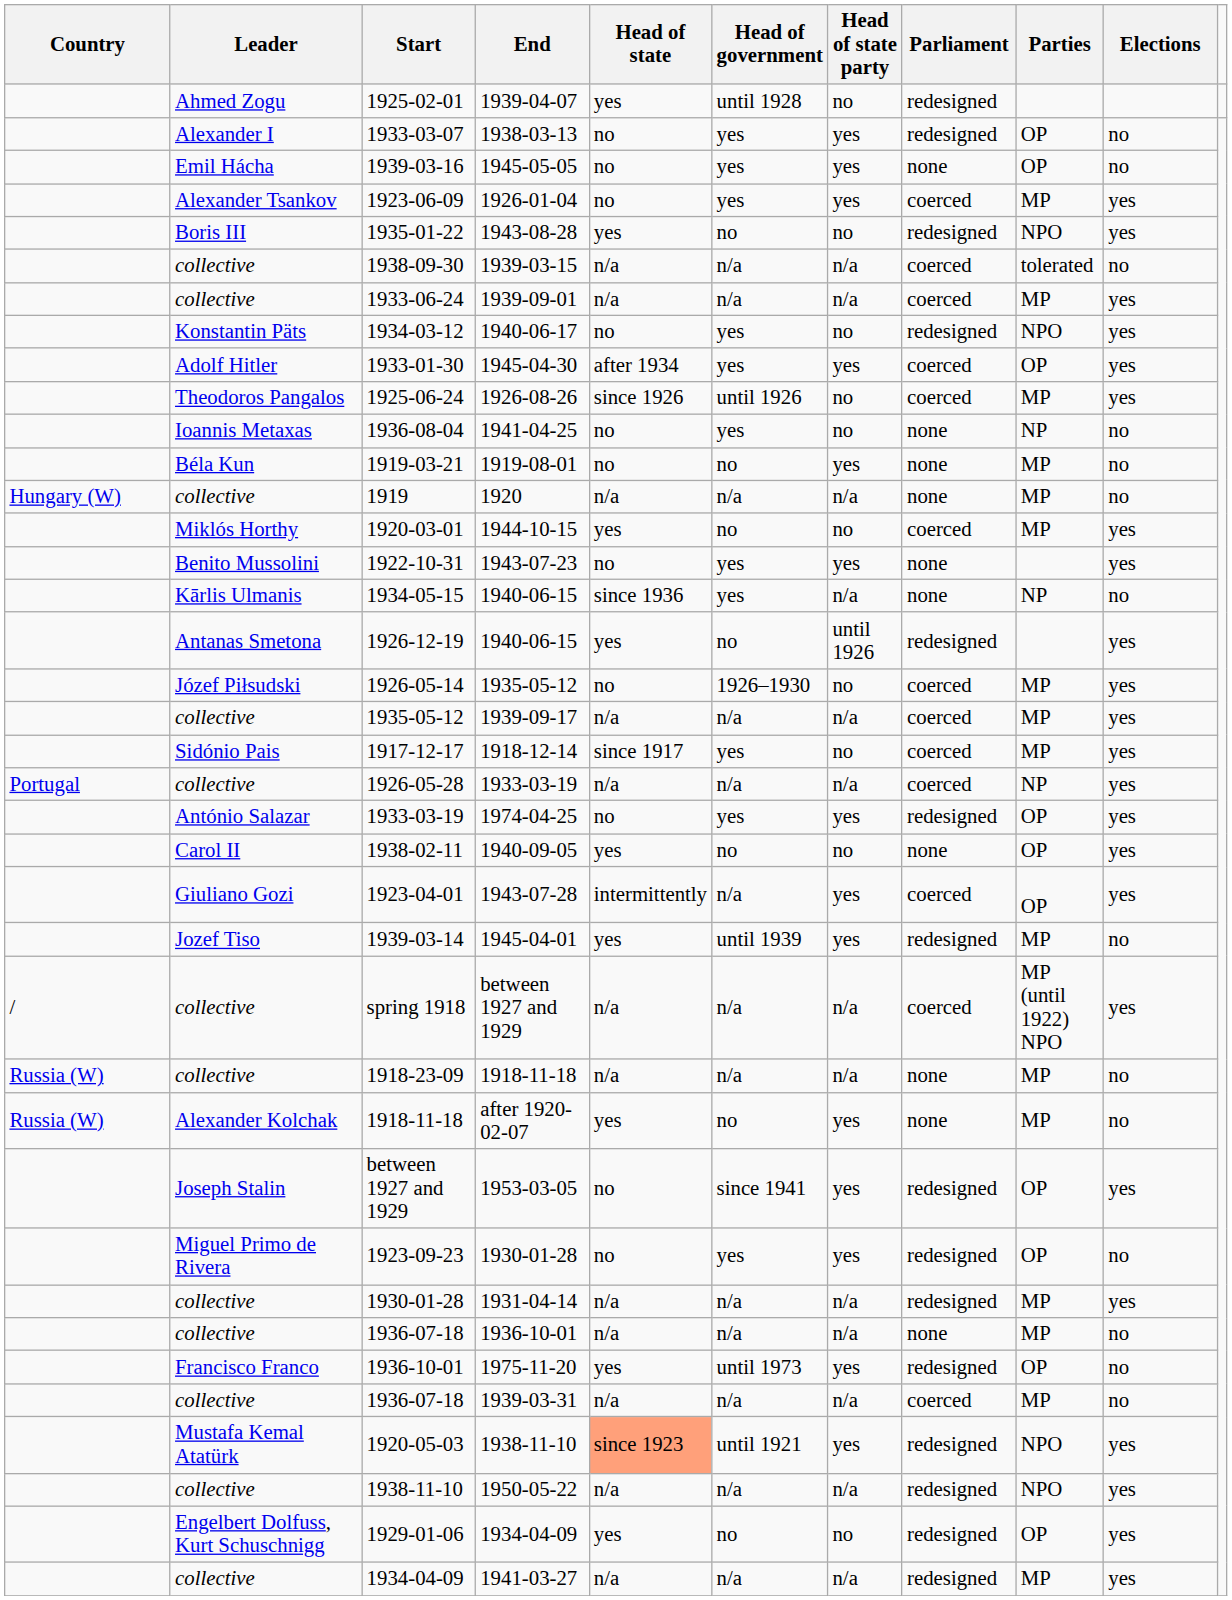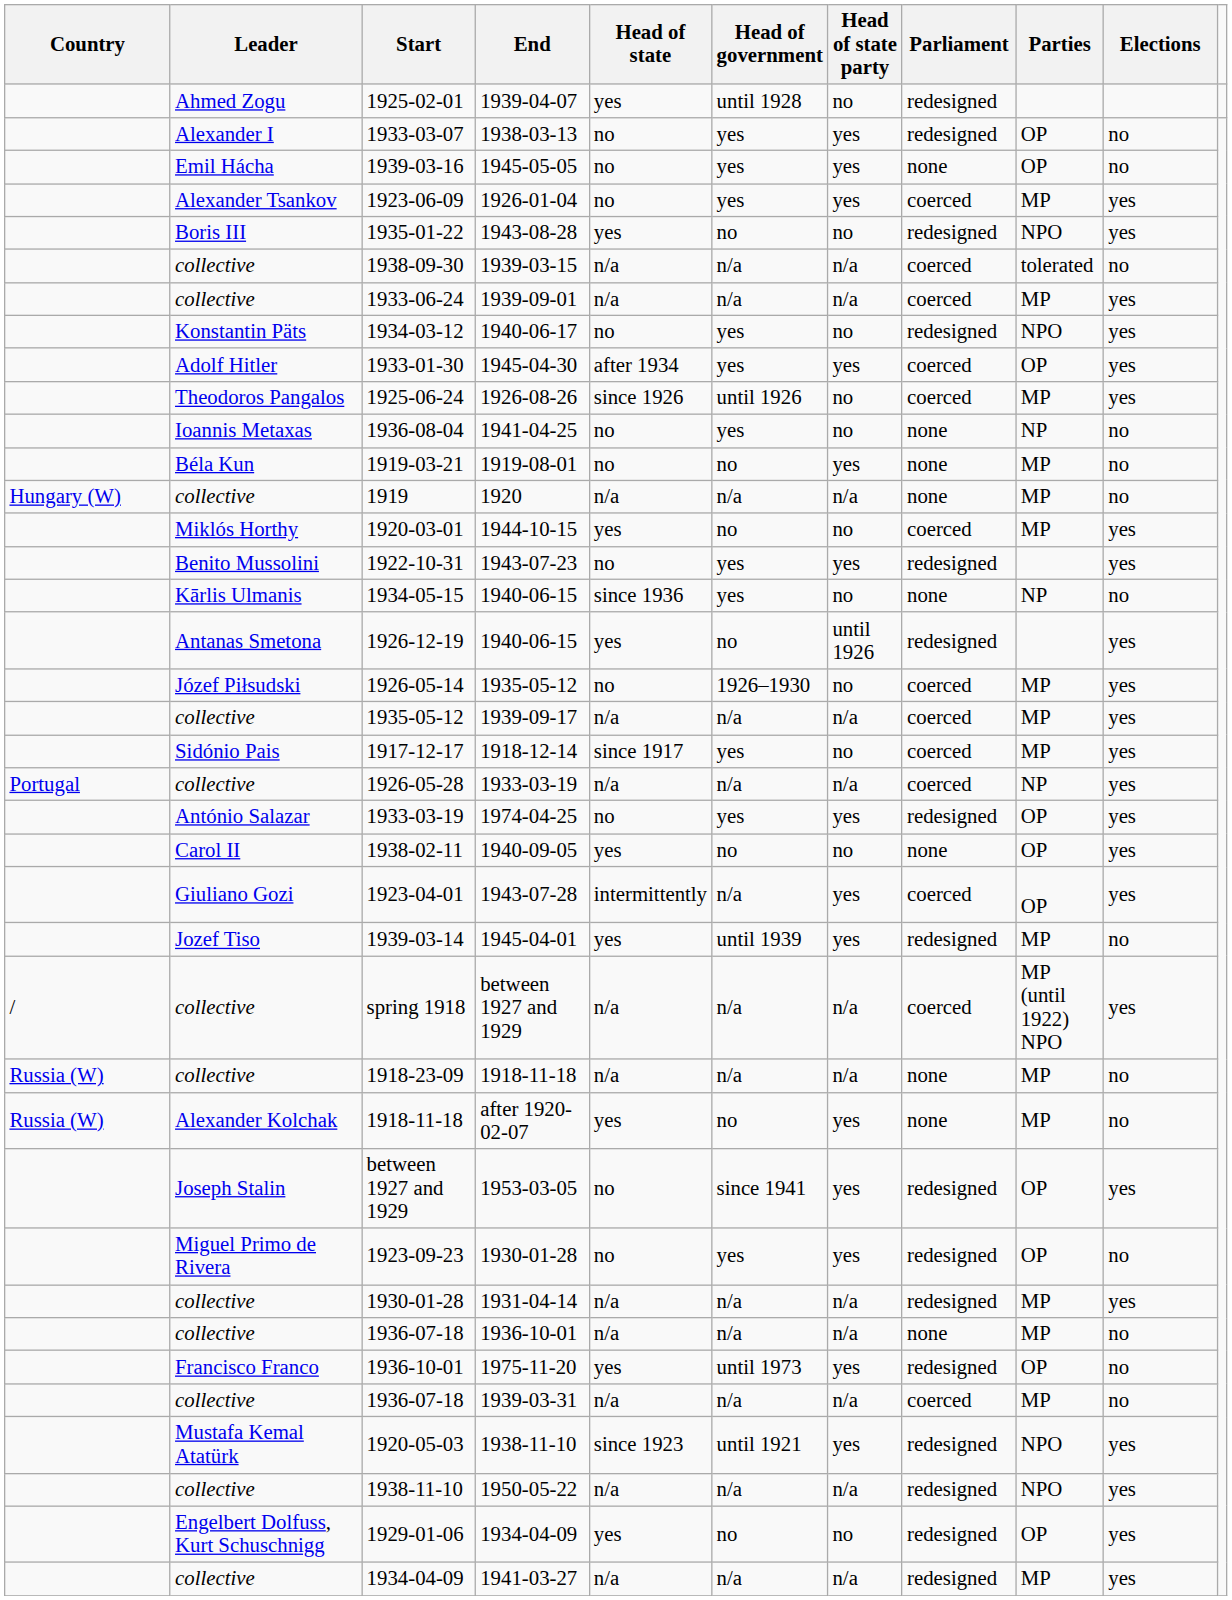(927, 562) none -> (952, 562) redesigned
(845, 595) n/a -> (843, 595) no
(639, 1444) lightsalmon background -> (639, 1444) no background
